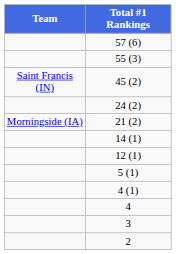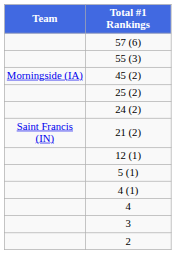(45, 82) Saint Francis (IN) -> (45, 76) Morningside (IA)
+ row: (128, 93)
(45, 122) Morningside (IA) -> (45, 133) Saint Francis (IN)
- row: (128, 139)
